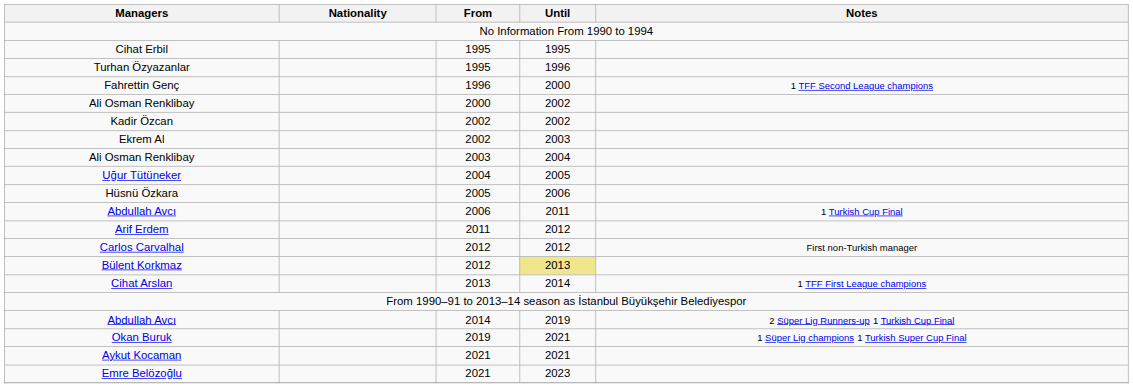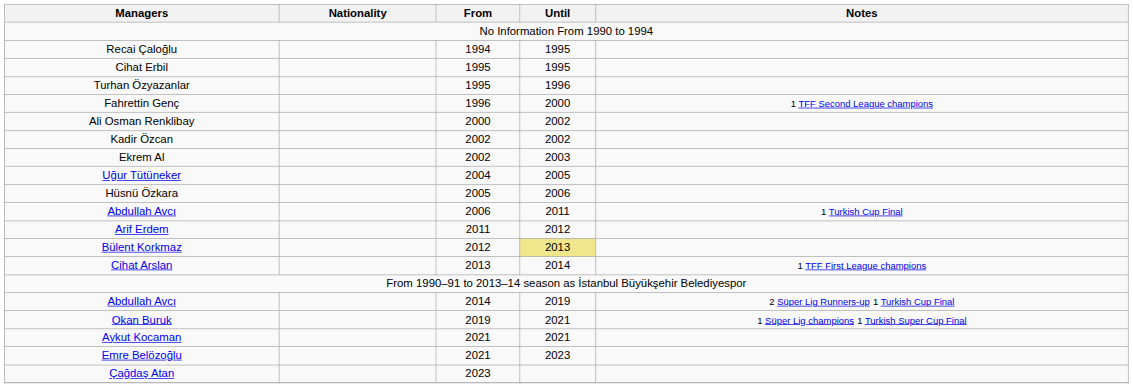+ row: (142, 49)
- row: (142, 157)
- row: (142, 247)
+ row: (142, 373)
